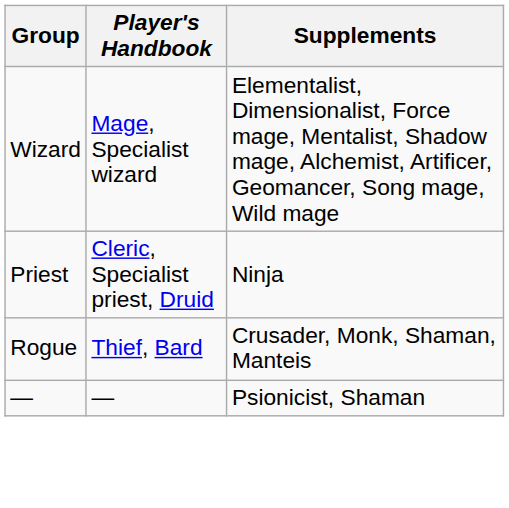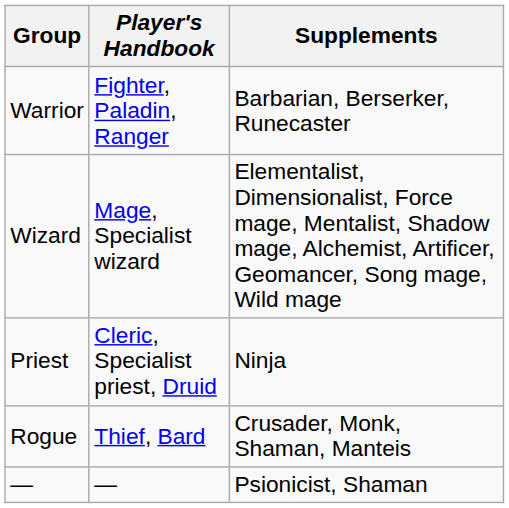+ row: (47, 110)
